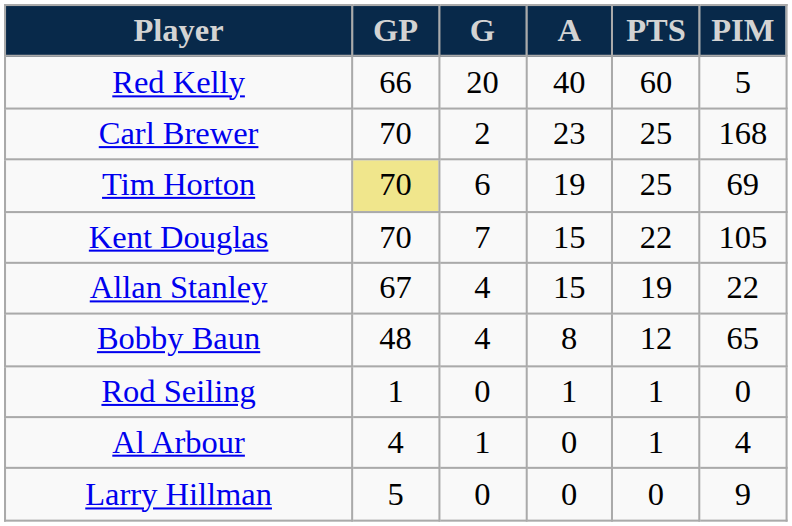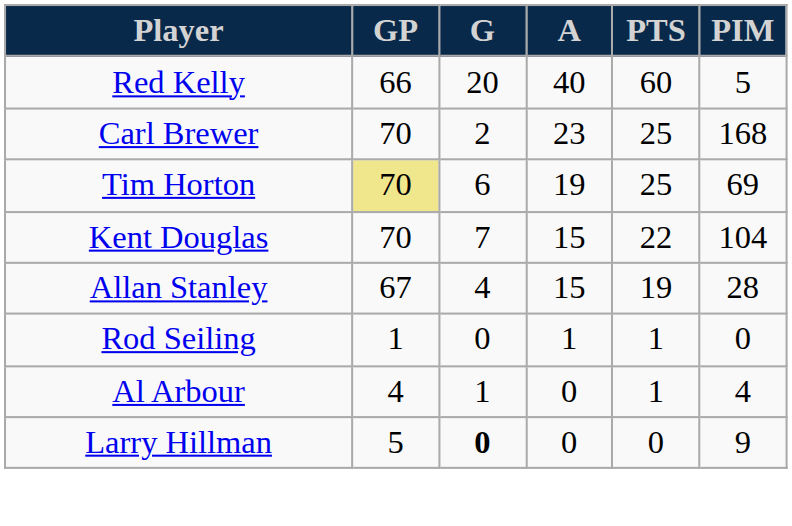(743, 236) 105 -> (743, 236) 104
(743, 287) 22 -> (743, 287) 28
- row: (179, 339)
(482, 493) normal -> (482, 442) bold
